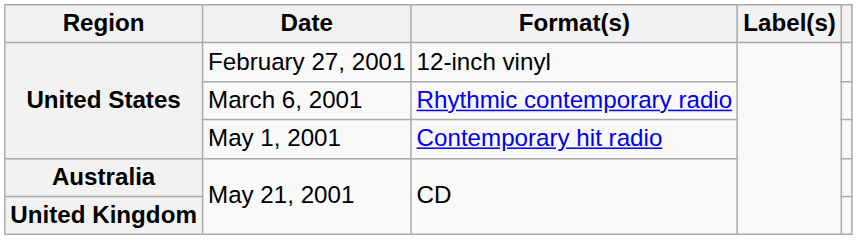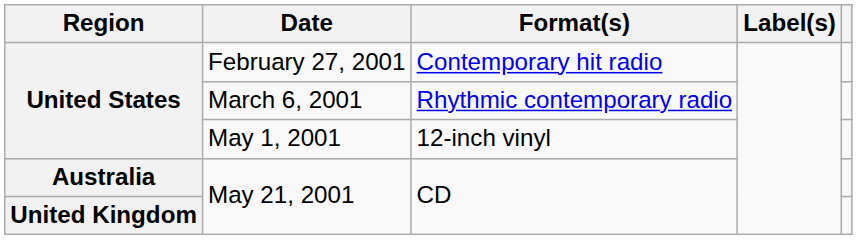(484, 61) 12-inch vinyl -> (539, 61) Contemporary hit radio
(539, 138) Contemporary hit radio -> (484, 138) 12-inch vinyl
